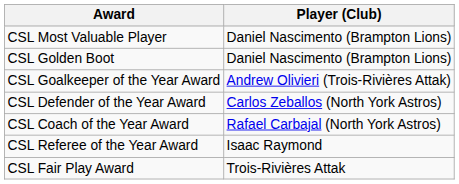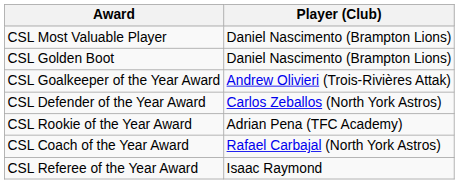+ row: (100, 124)
- row: (71, 168)
